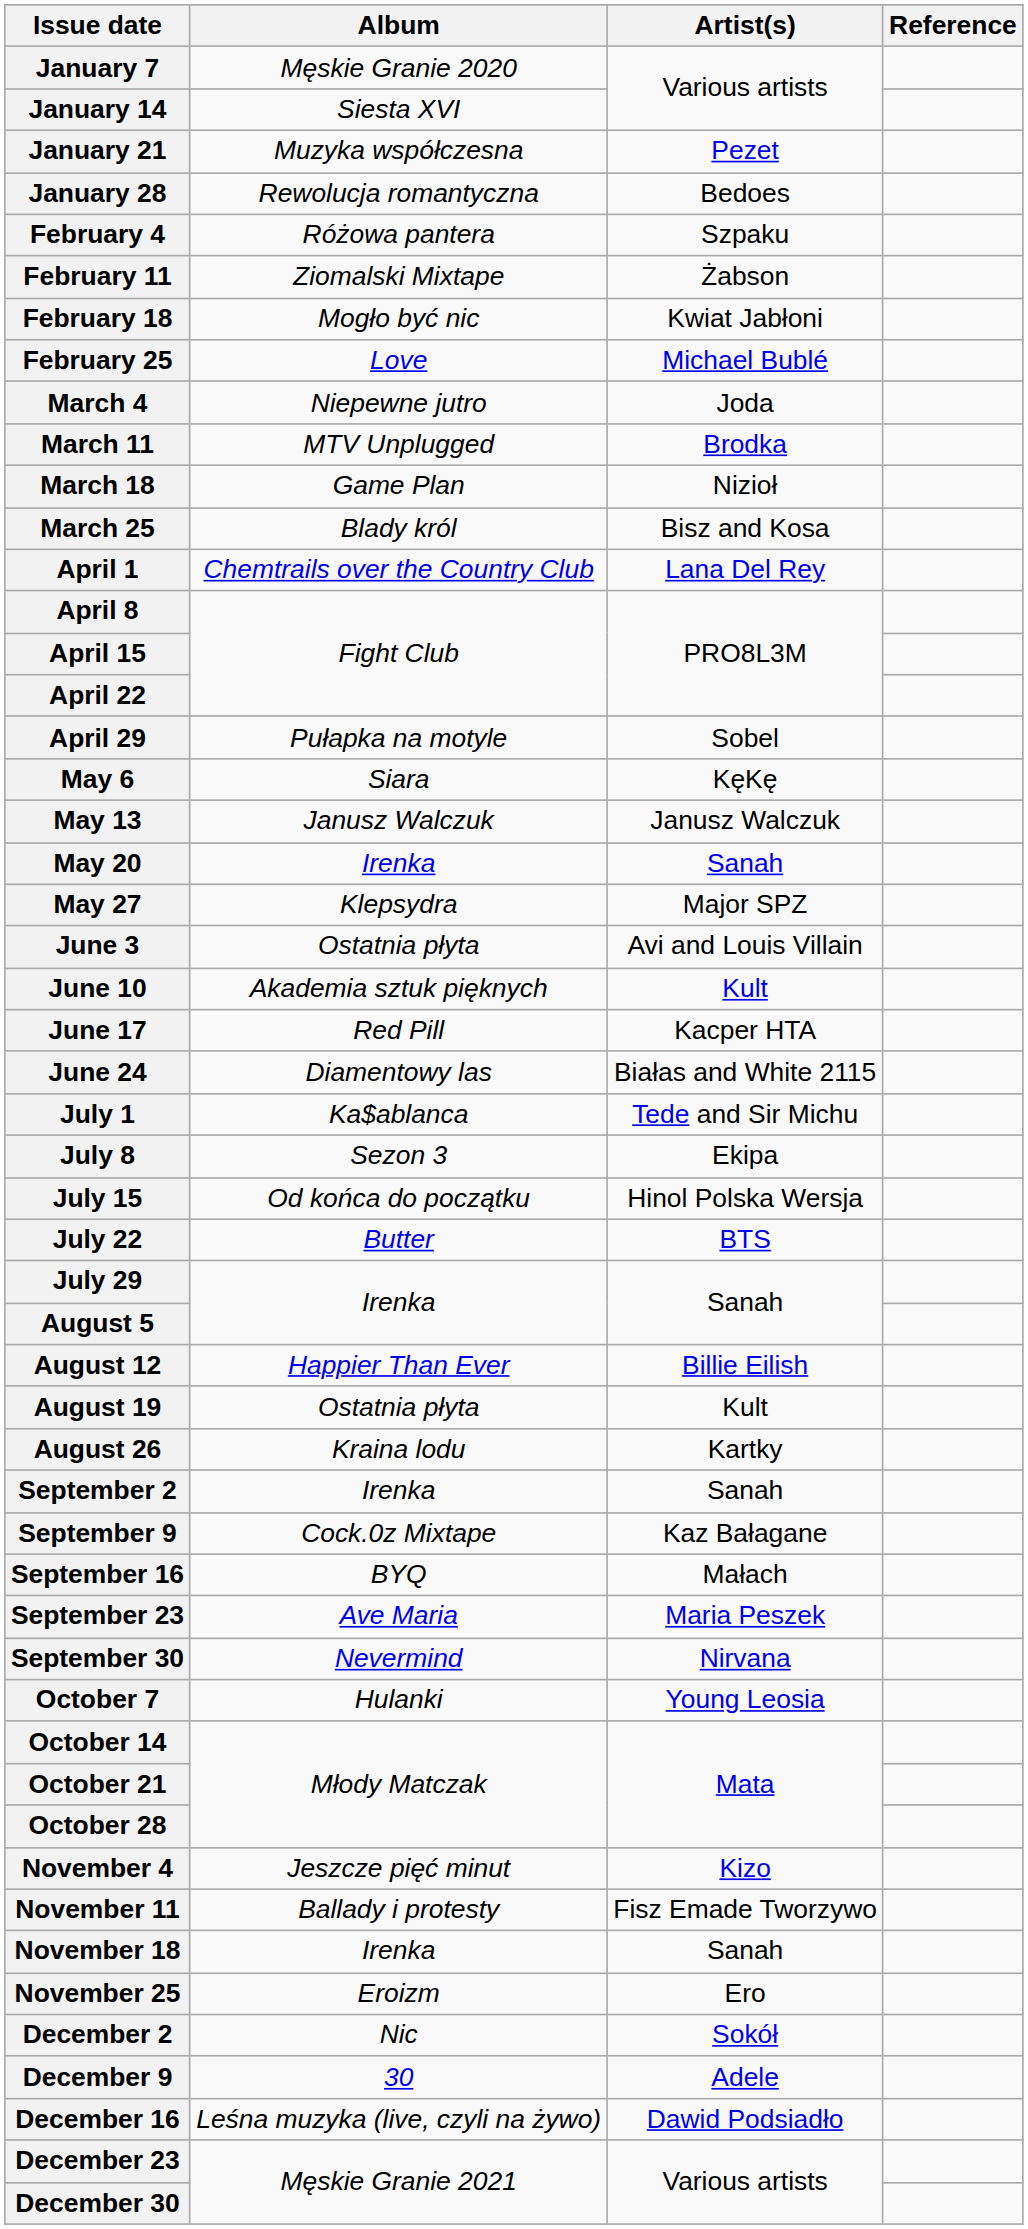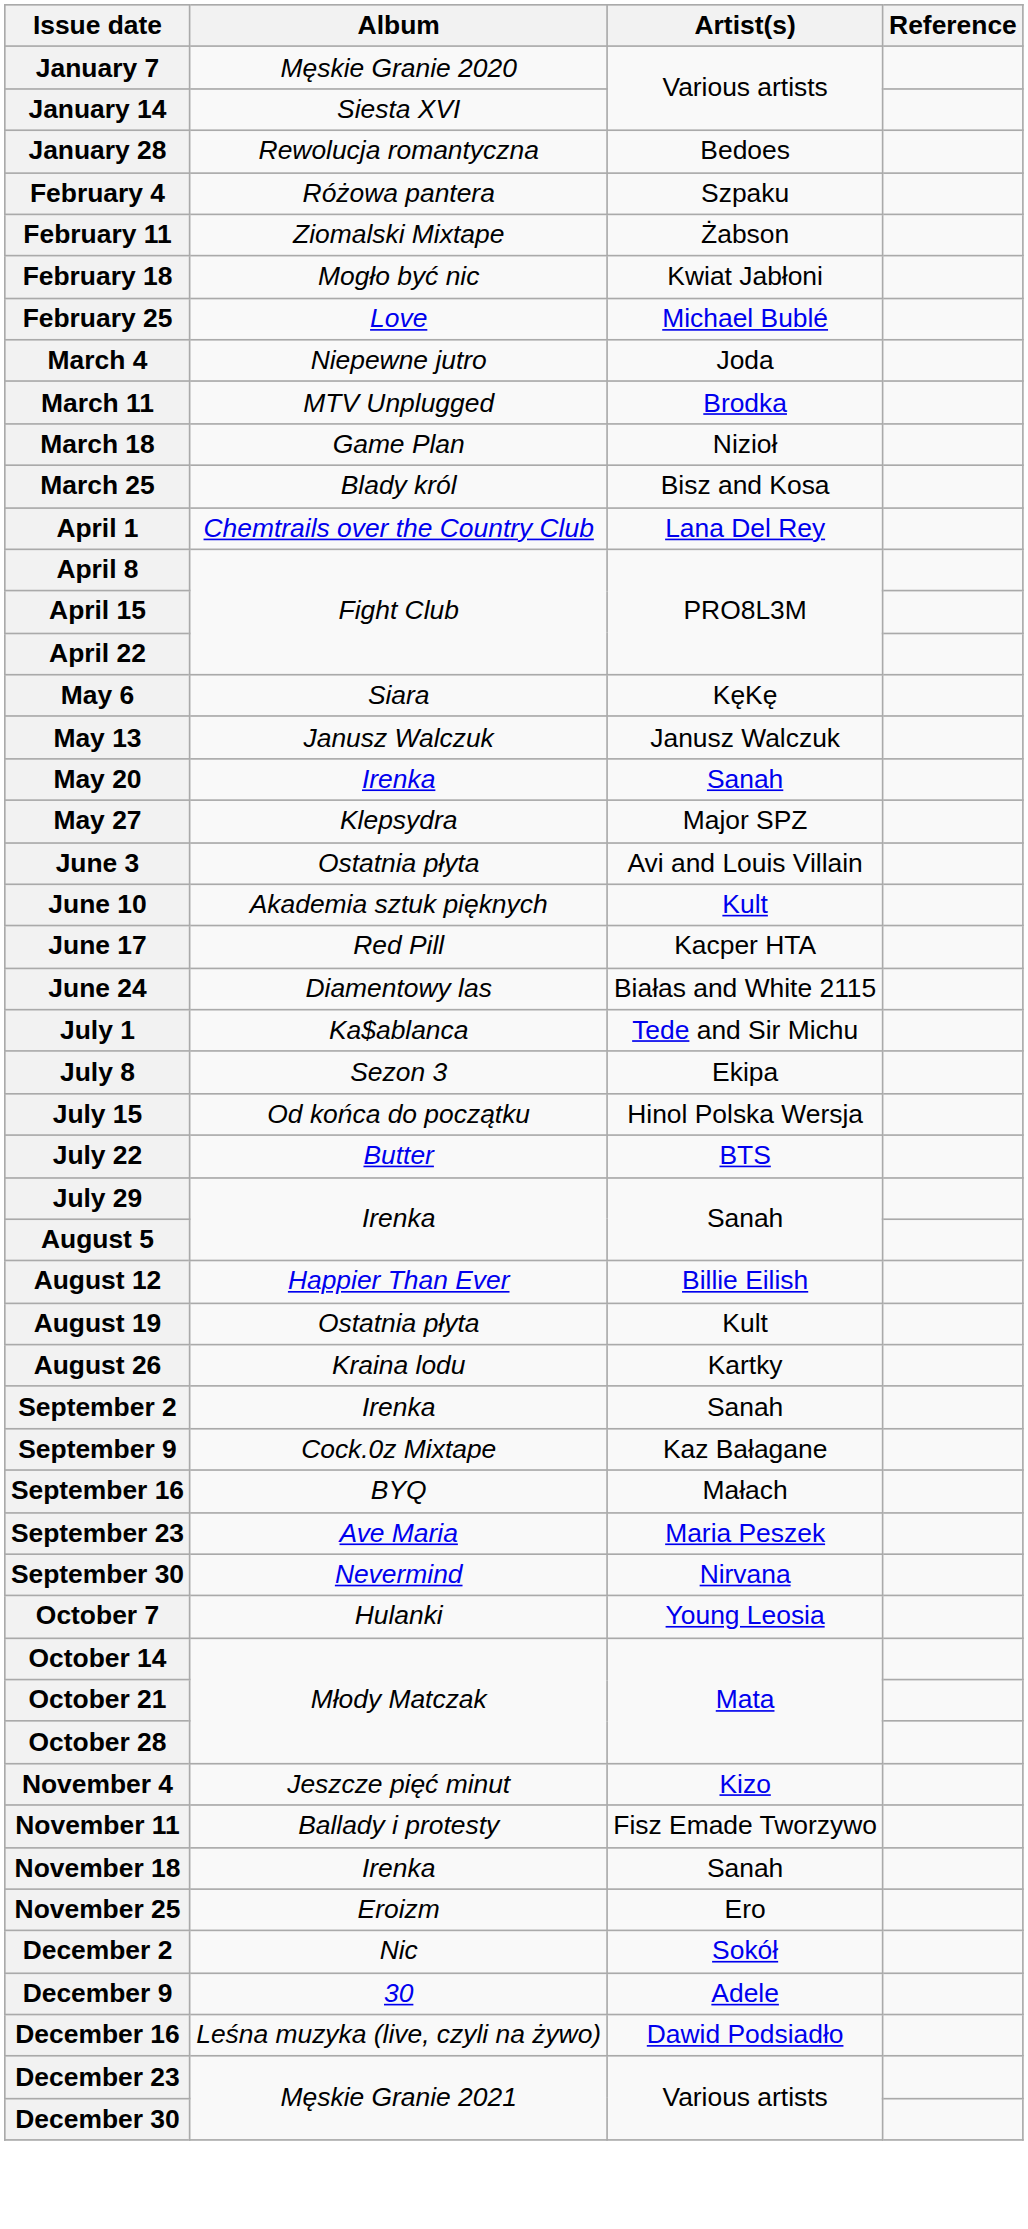- row: (97, 151)
- row: (97, 737)
